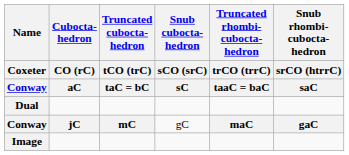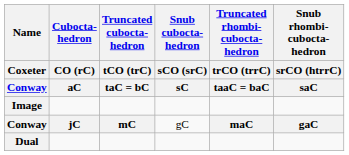rows swapped: (27, 141) <-> (27, 105)
